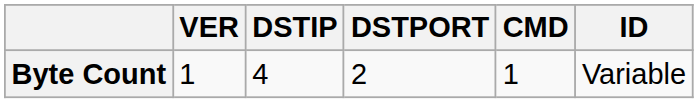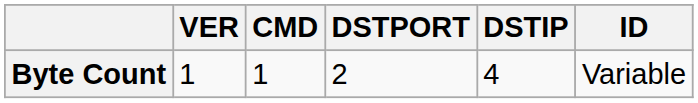columns swapped: (536, 27) <-> (295, 27)
